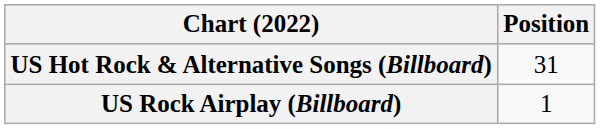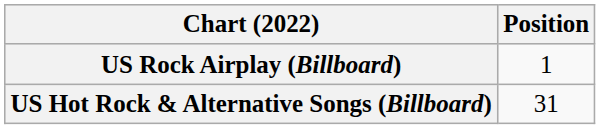rows swapped: (251, 63) <-> (251, 103)
